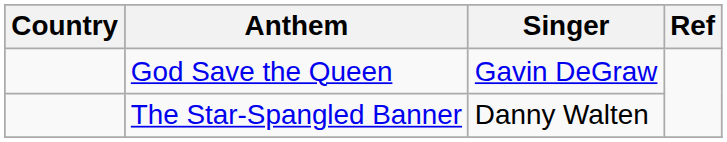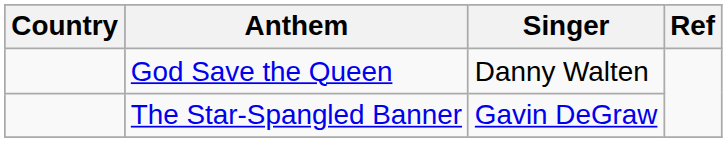(566, 70) Gavin DeGraw -> (562, 70) Danny Walten
(562, 114) Danny Walten -> (566, 114) Gavin DeGraw
